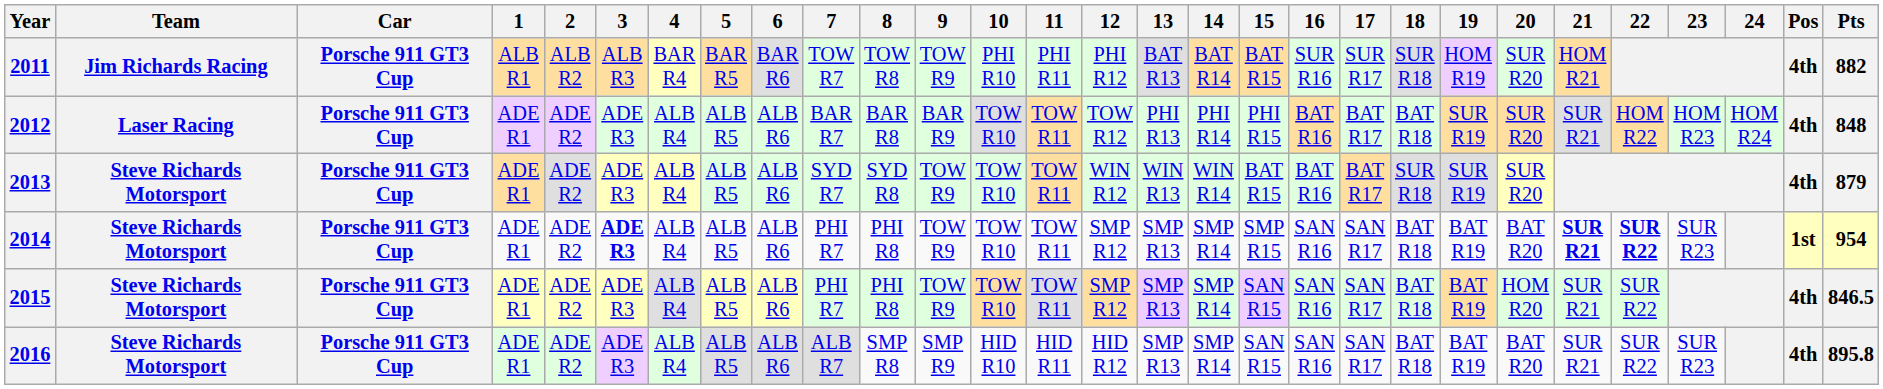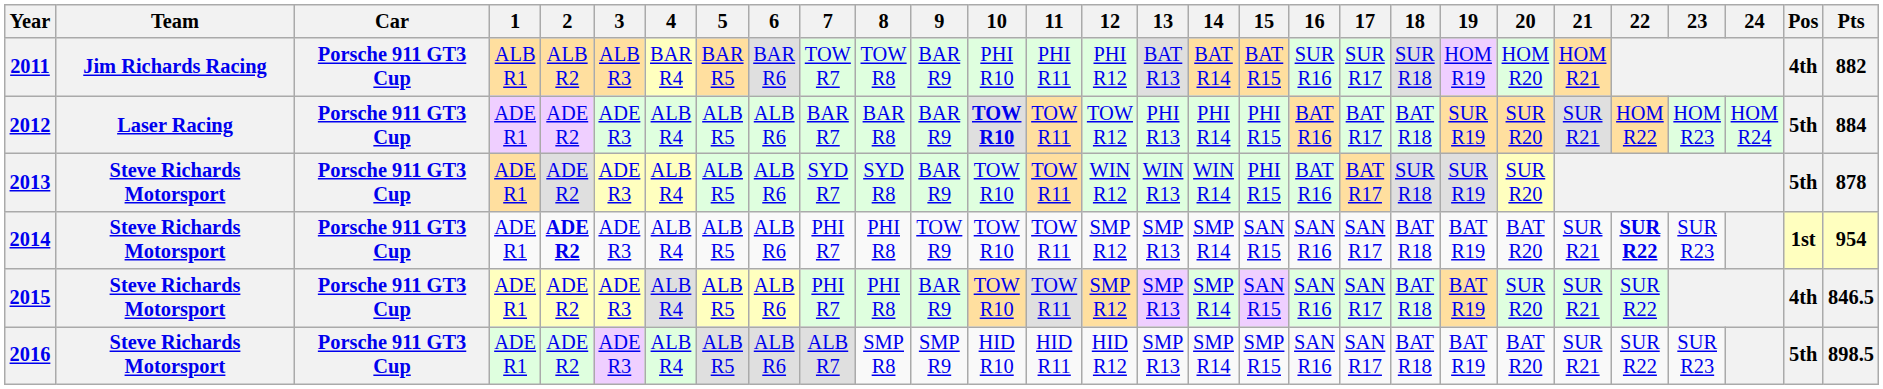(943, 66) TOW R9 -> (939, 66) BAR R9
(1525, 66) SUR R20 -> (1525, 66) HOM R20
(998, 124) normal -> (997, 124) bold
(1803, 124) 4th -> (1803, 124) 5th
(1851, 124) 848 -> (1851, 124) 884
(943, 181) TOW R9 -> (939, 181) BAR R9
(1264, 181) BAT R15 -> (1264, 181) PHI R15
(1803, 181) 4th -> (1803, 181) 5th
(1851, 181) 879 -> (1851, 181) 878
(570, 239) normal -> (567, 239) bold
(622, 239) bold -> (619, 239) normal
(1264, 239) SMP R15 -> (1264, 239) SAN R15
(1583, 239) bold -> (1583, 239) normal
(943, 297) TOW R9 -> (939, 297) BAR R9
(1525, 297) HOM R20 -> (1525, 297) SUR R20
(1264, 354) SAN R15 -> (1264, 354) SMP R15
(1803, 354) 4th -> (1803, 354) 5th
(1851, 354) 895.8 -> (1851, 354) 898.5
